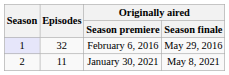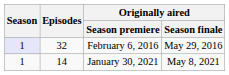(22, 62) 2 -> (22, 62) 1
(62, 62) 11 -> (62, 62) 14
